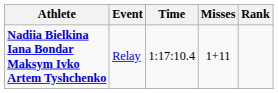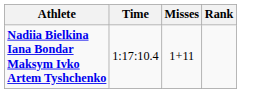- column: (127, 14)
